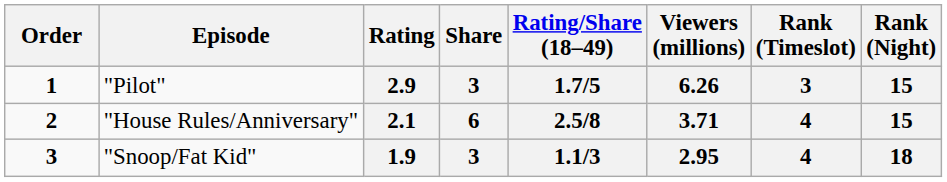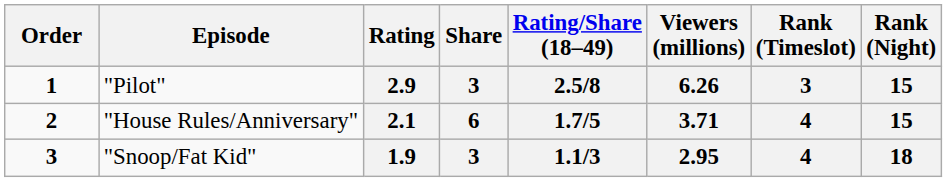(577, 84) 1.7/5 -> (577, 84) 2.5/8
(577, 120) 2.5/8 -> (577, 120) 1.7/5
